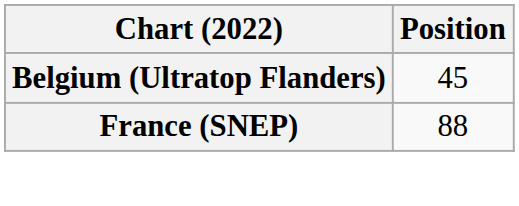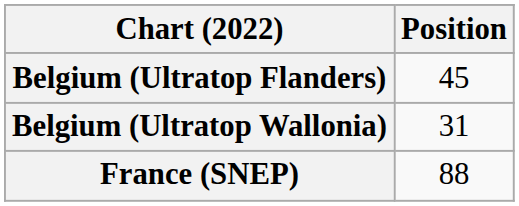+ row: (199, 126)
